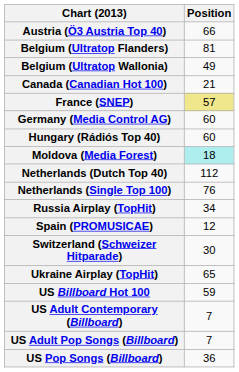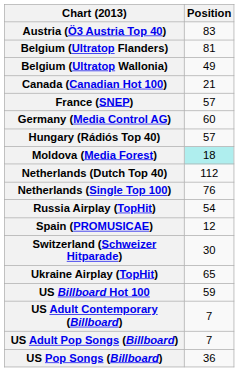(209, 31) 66 -> (209, 31) 83
(209, 102) khaki background -> (209, 102) no background
(209, 137) 60 -> (209, 137) 57
(209, 208) 34 -> (209, 208) 54
